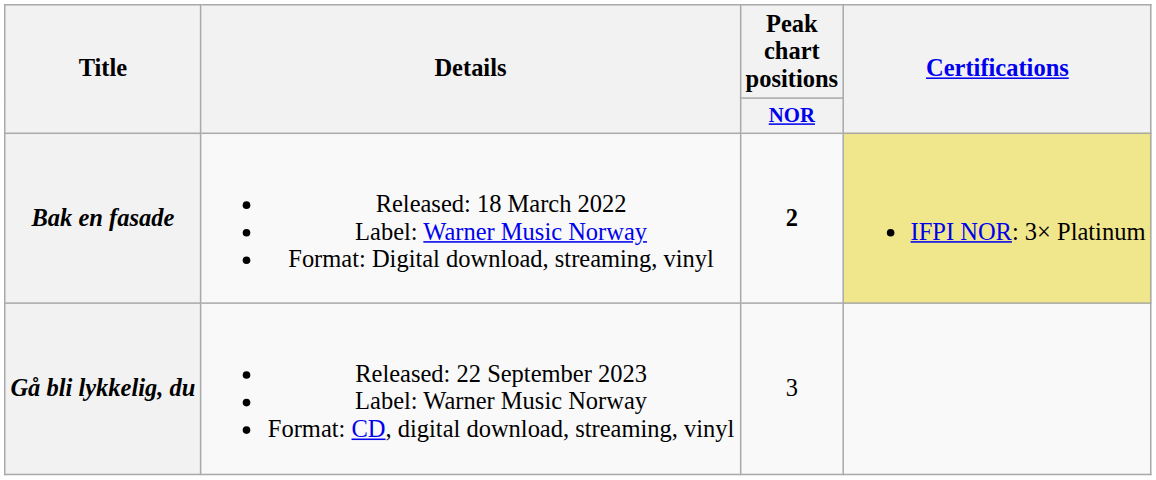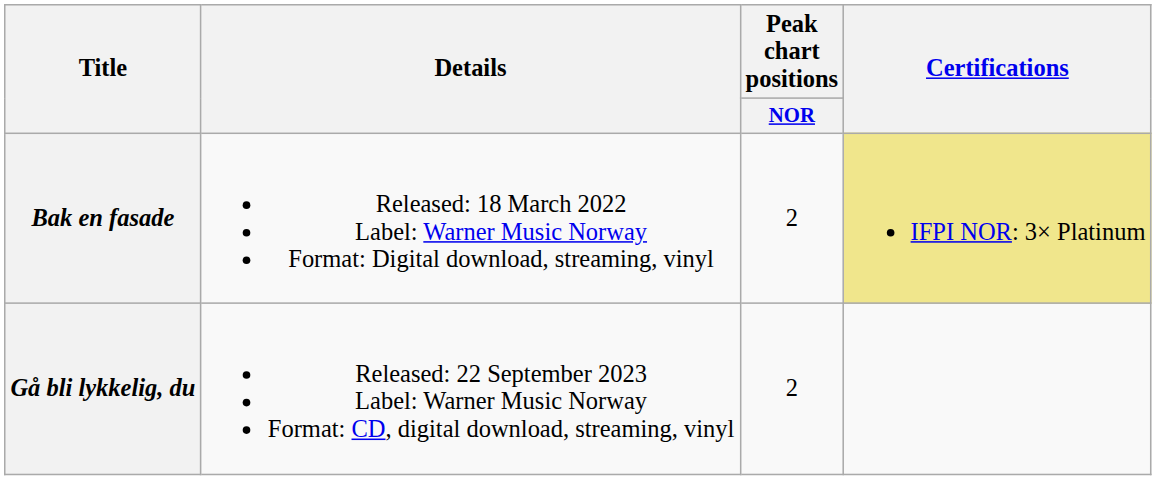(792, 217) bold -> (792, 217) normal
(792, 388) 3 -> (792, 388) 2
